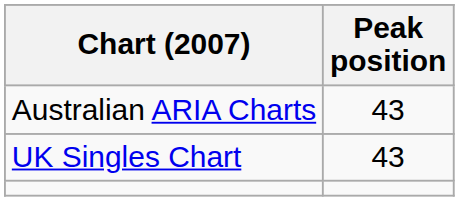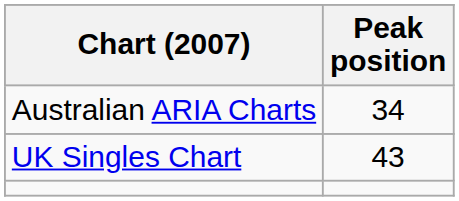(388, 109) 43 -> (388, 109) 34
